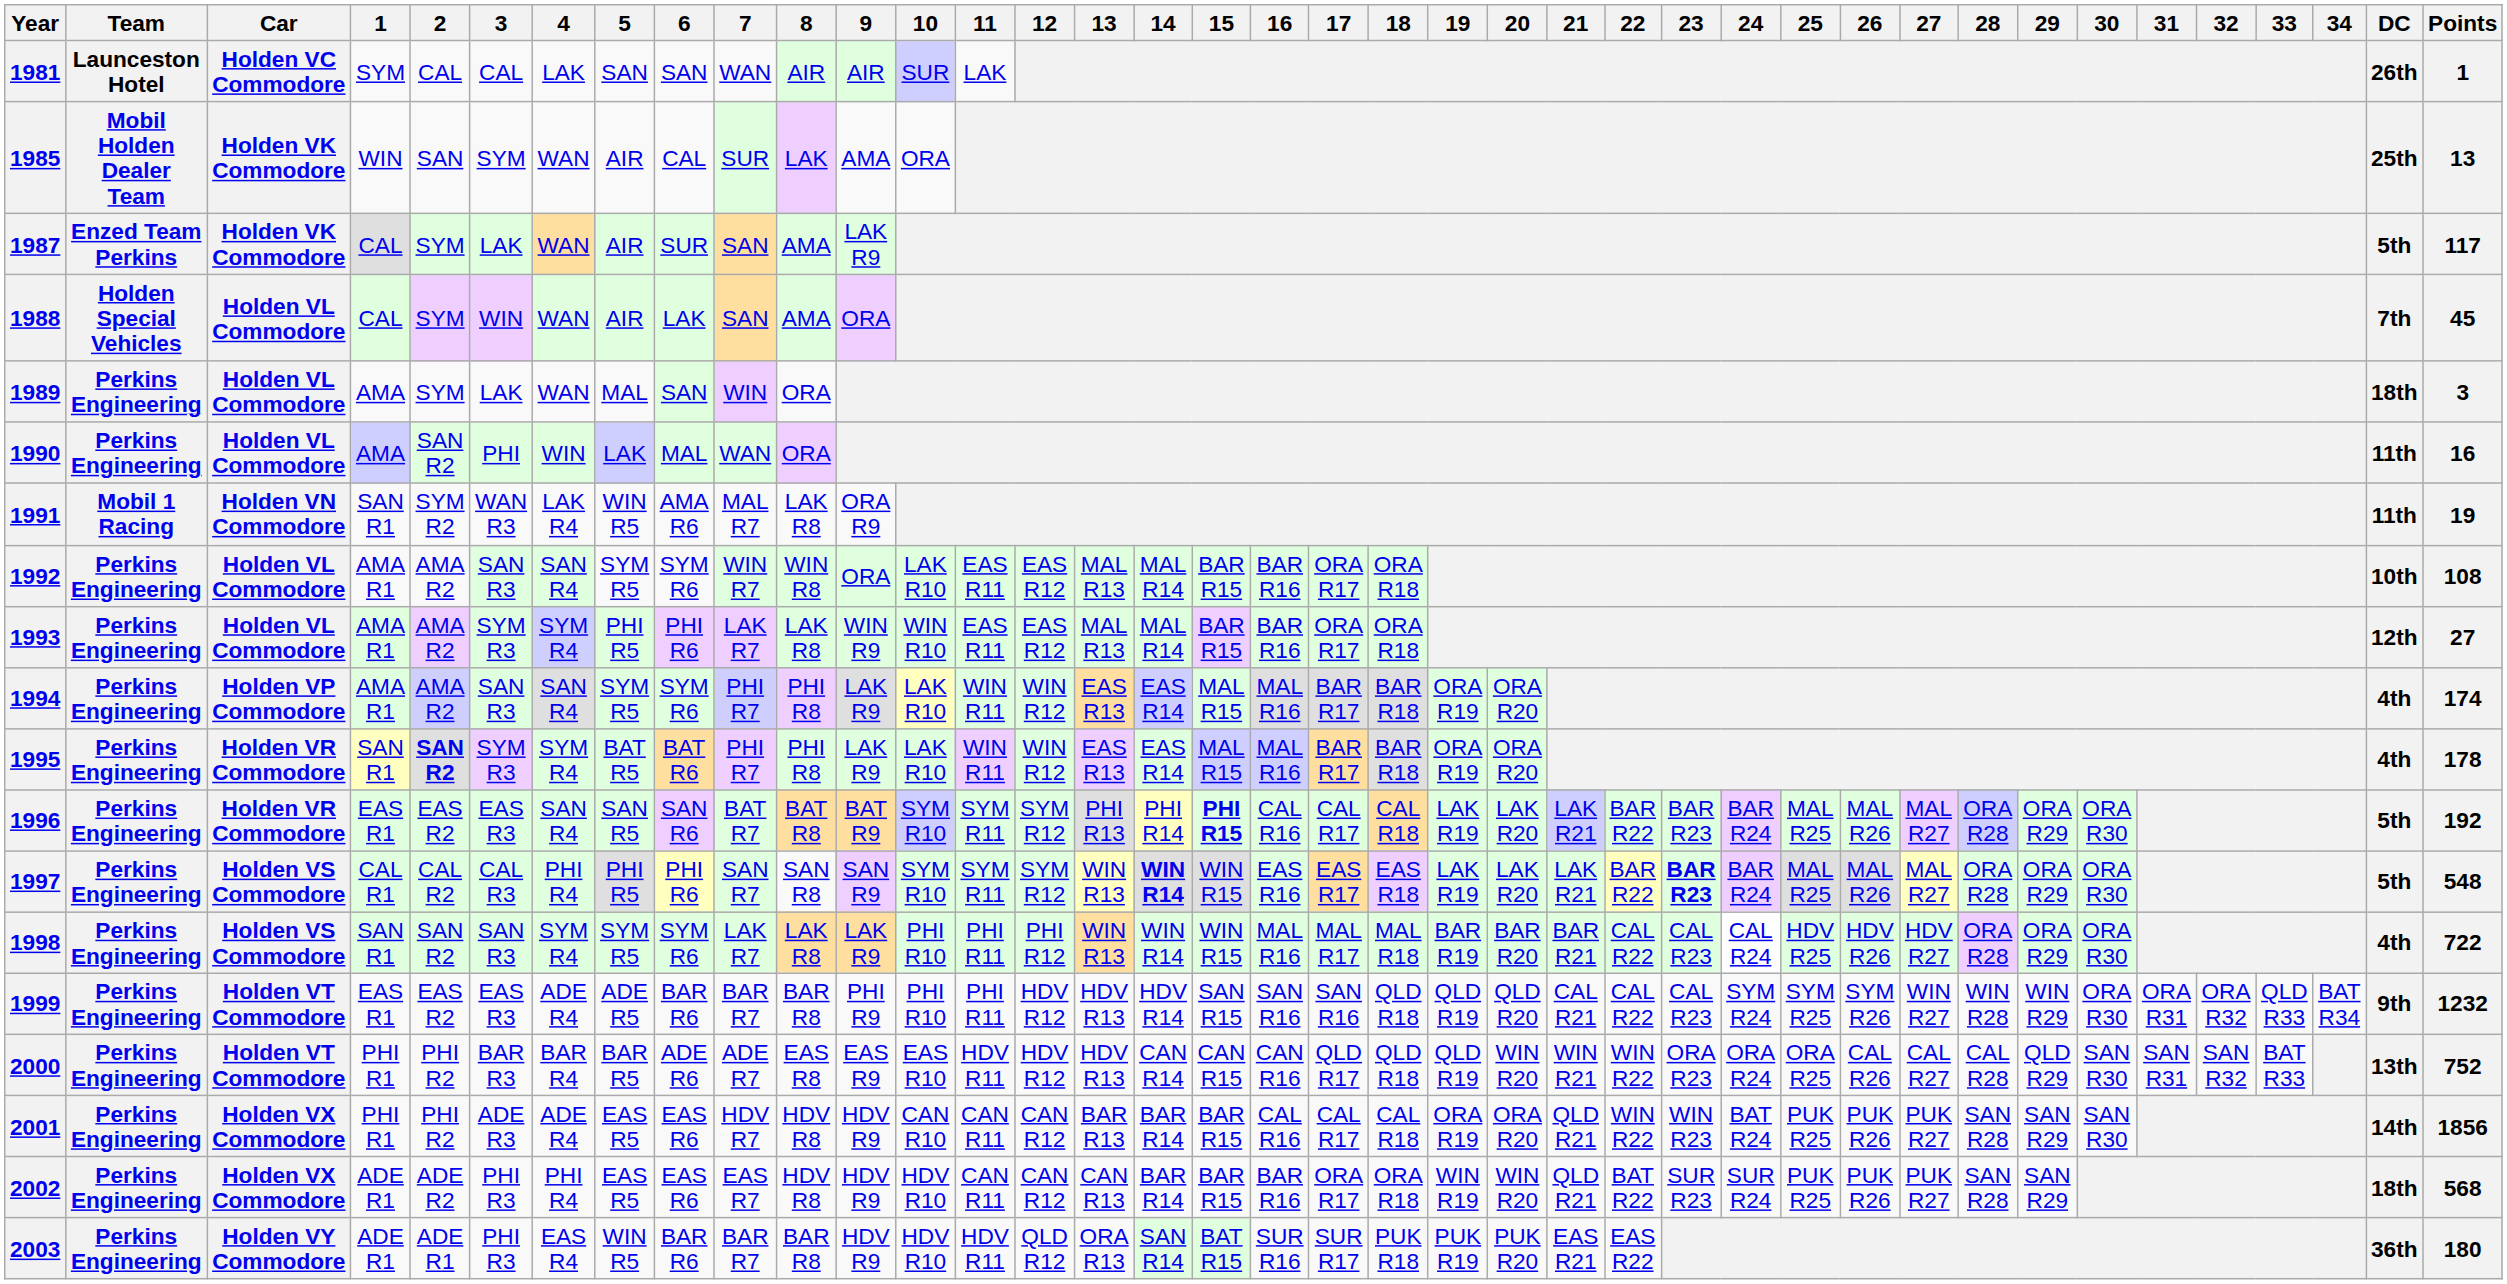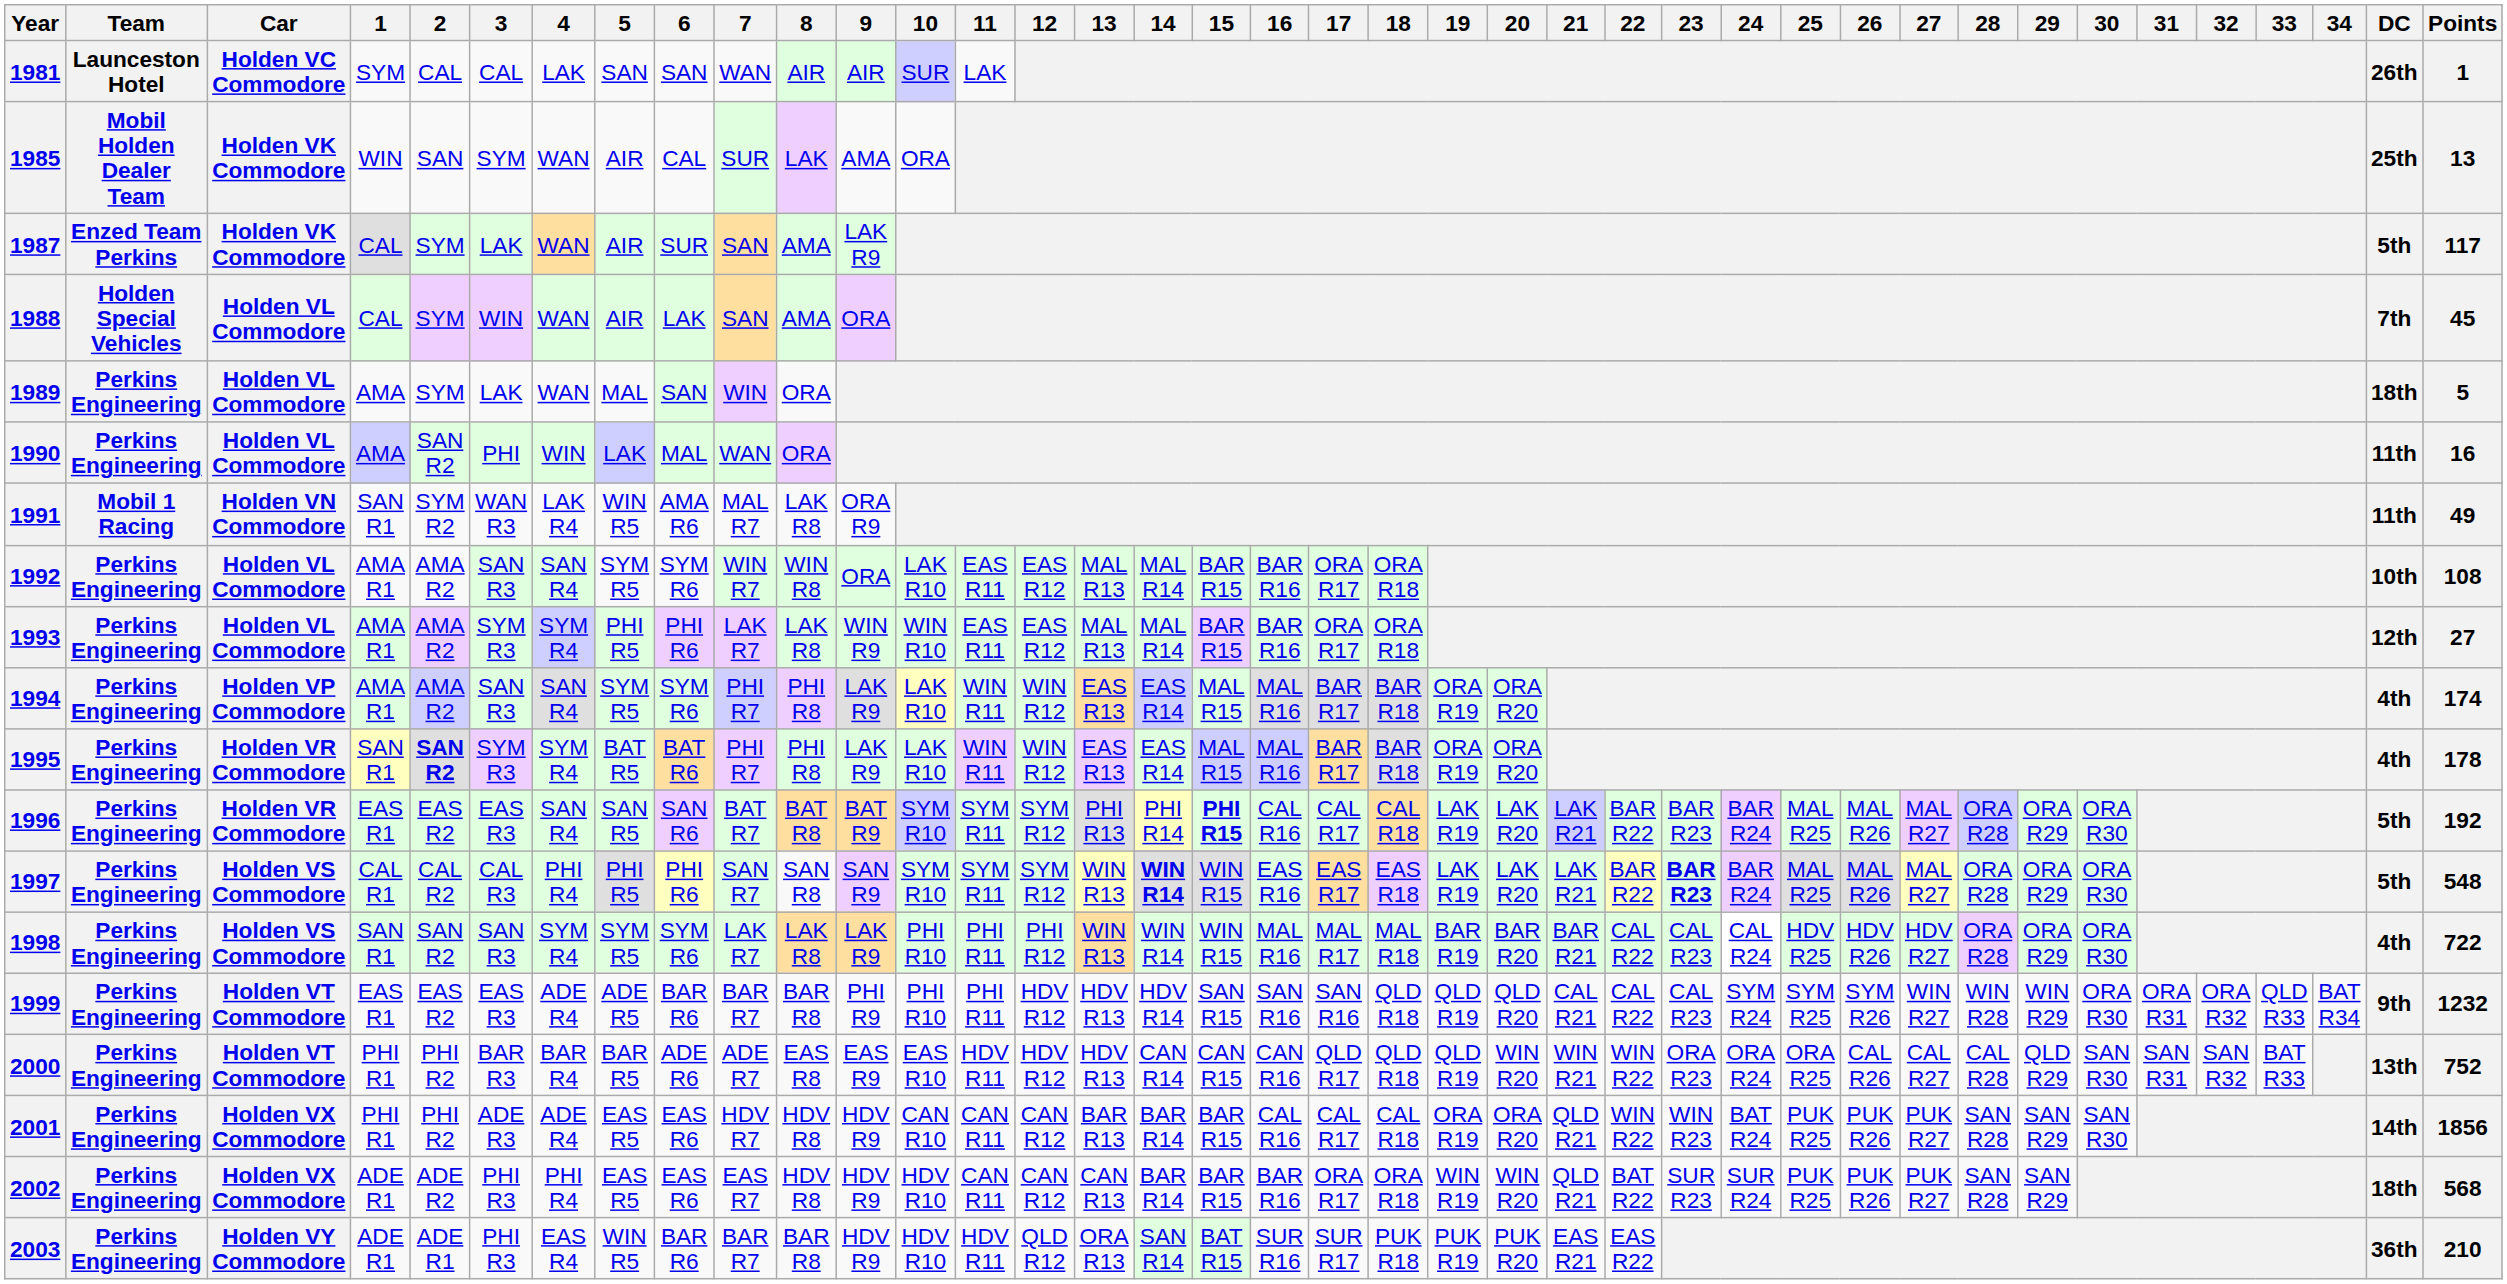(2463, 392) 3 -> (2463, 392) 5
(2463, 514) 19 -> (2463, 514) 49
(2463, 1249) 180 -> (2463, 1249) 210
